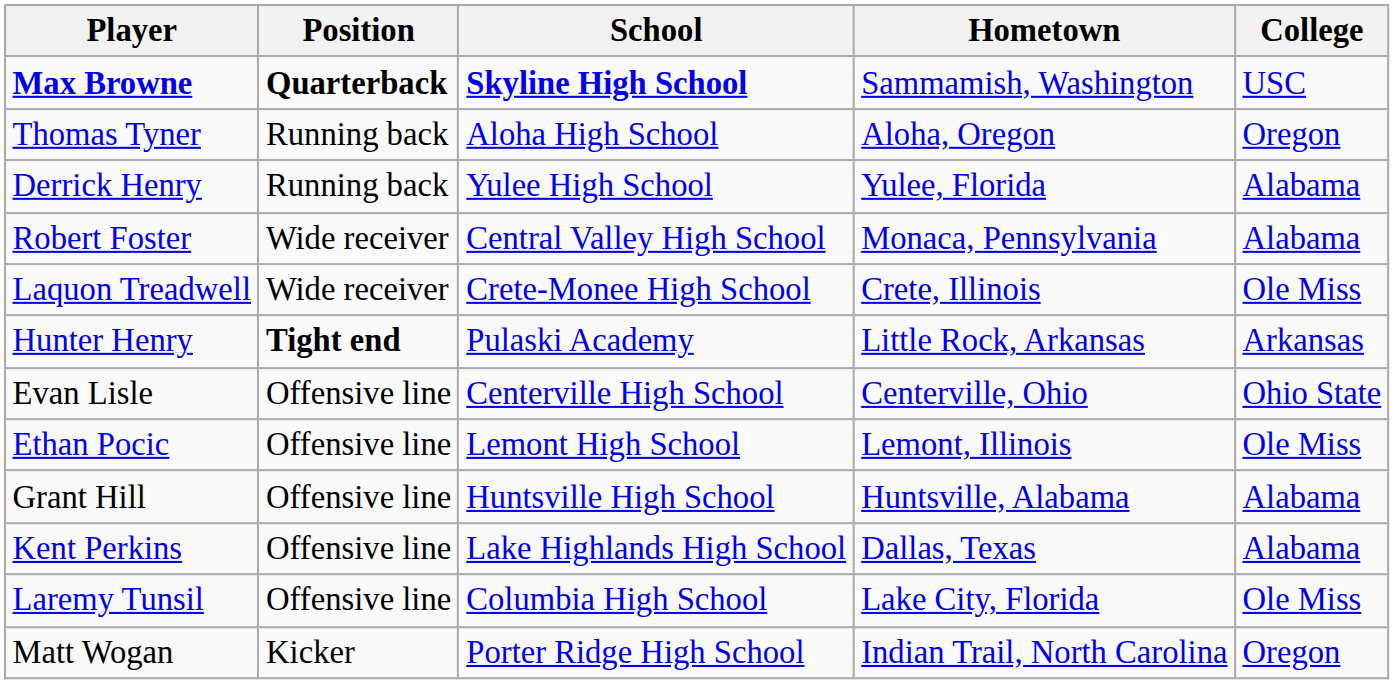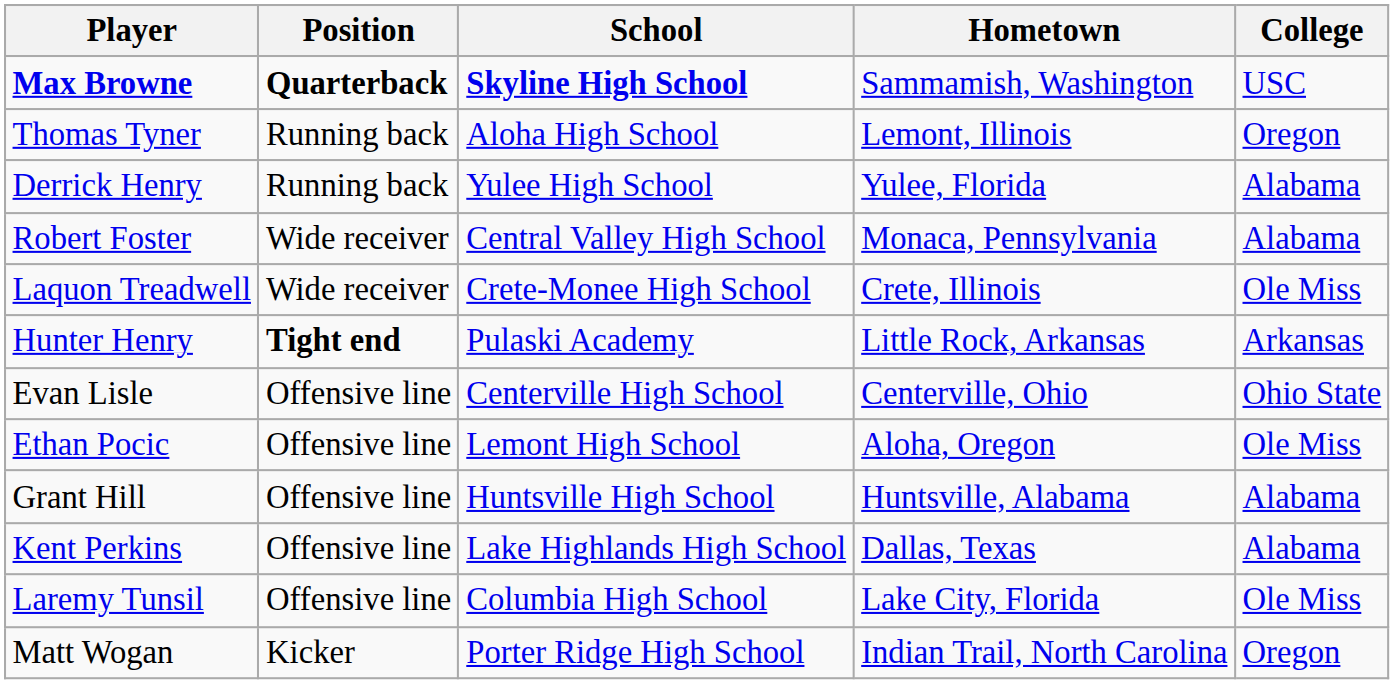(958, 133) Aloha, Oregon -> (966, 133) Lemont, Illinois
(966, 444) Lemont, Illinois -> (958, 444) Aloha, Oregon
